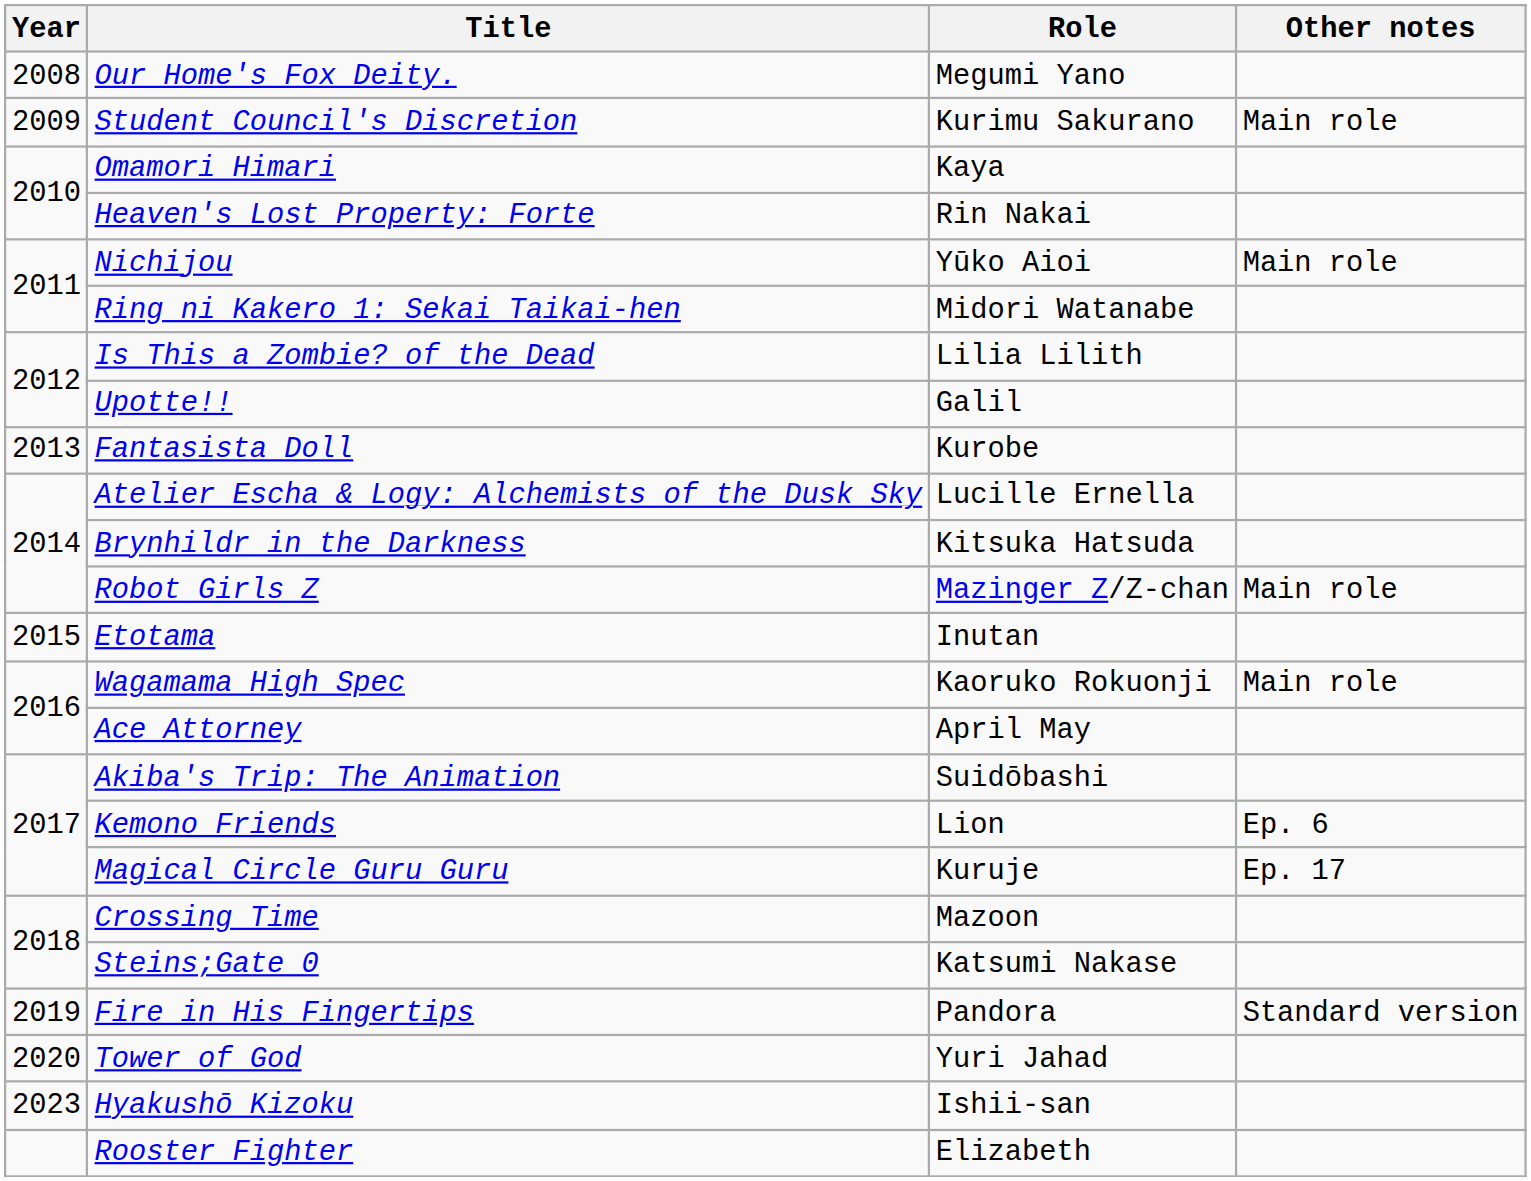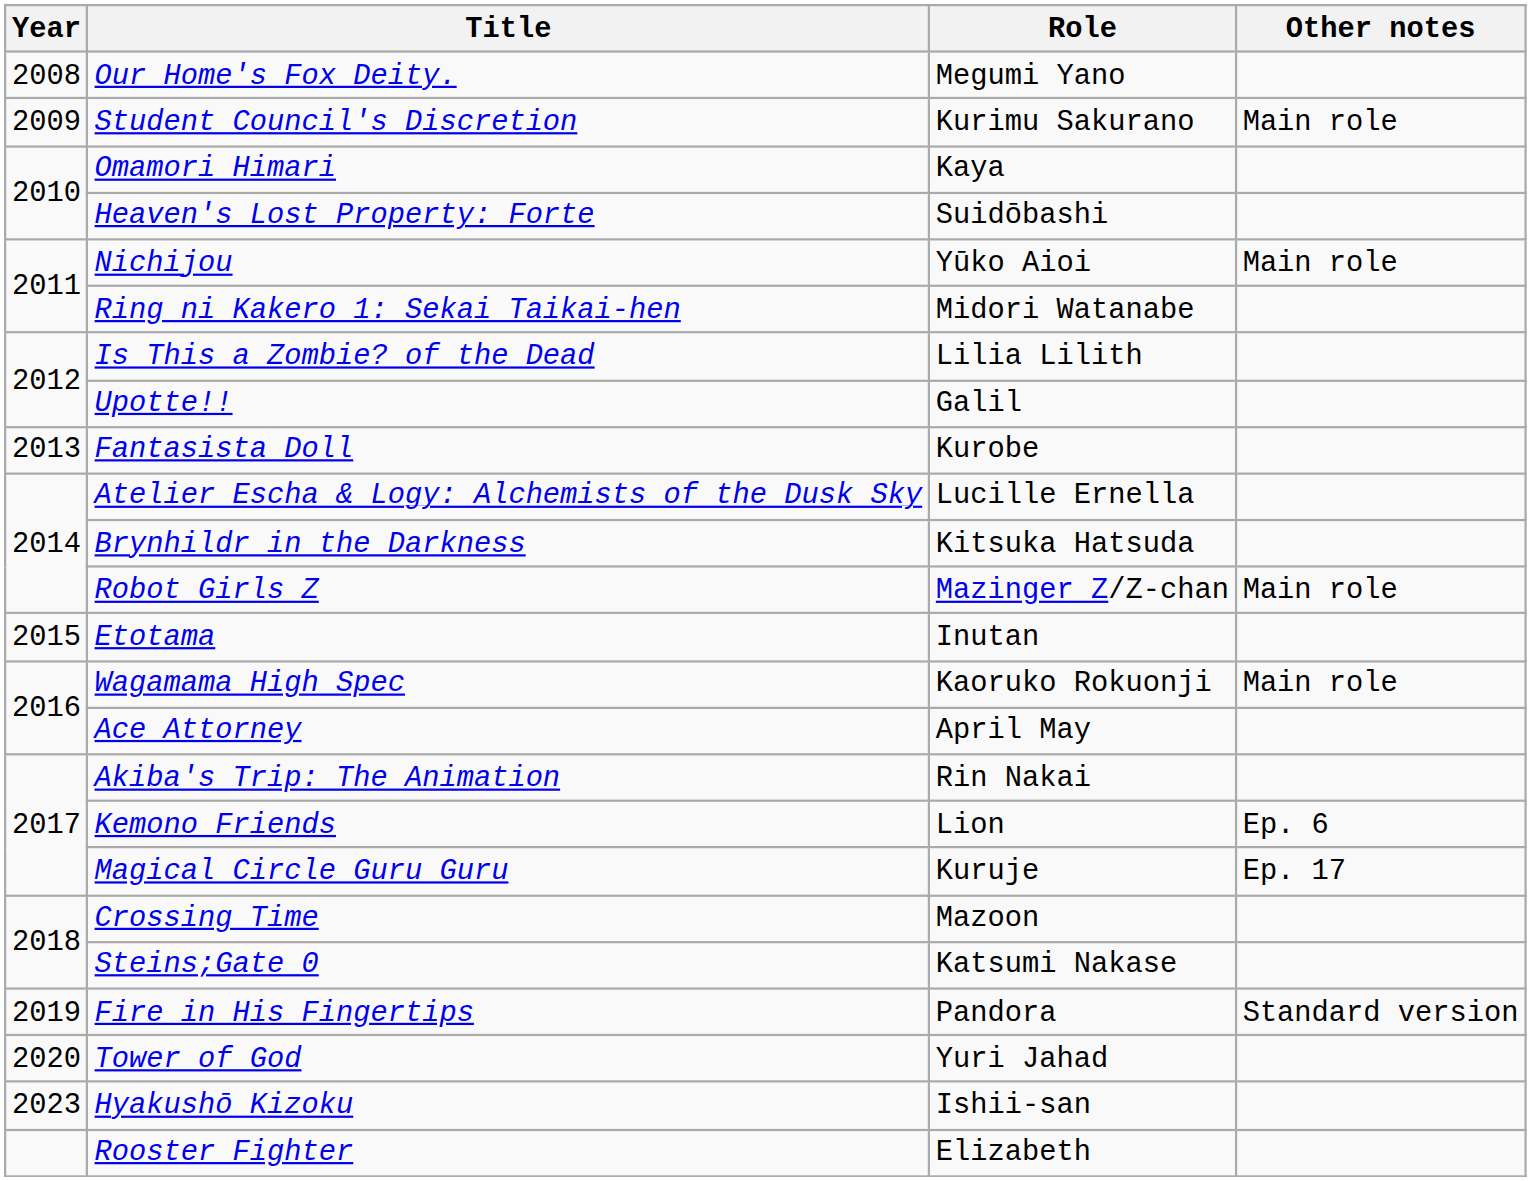(1013, 216) Rin Nakai -> (1022, 216) Suidōbashi
(1022, 778) Suidōbashi -> (1013, 778) Rin Nakai
